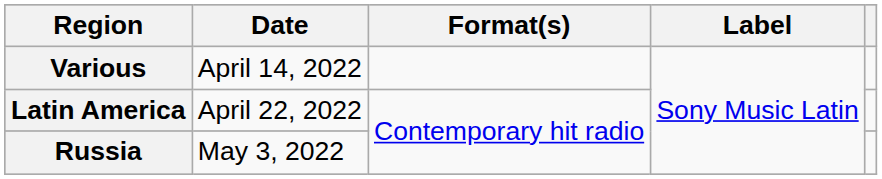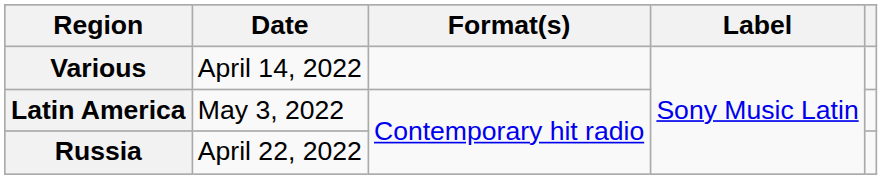(280, 109) April 22, 2022 -> (271, 109) May 3, 2022
(271, 151) May 3, 2022 -> (280, 151) April 22, 2022
